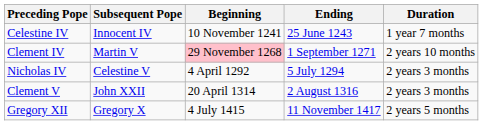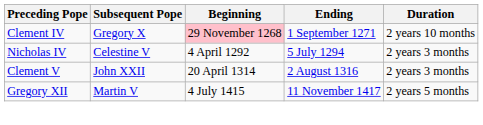- row: (38, 33)
(116, 52) Martin V -> (119, 33) Gregory X
(119, 110) Gregory X -> (116, 91) Martin V
